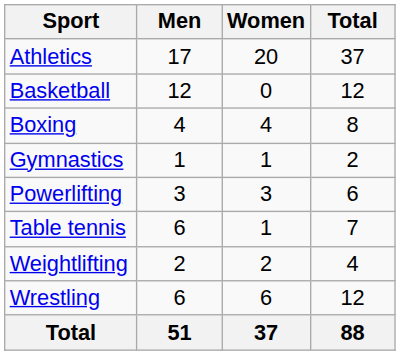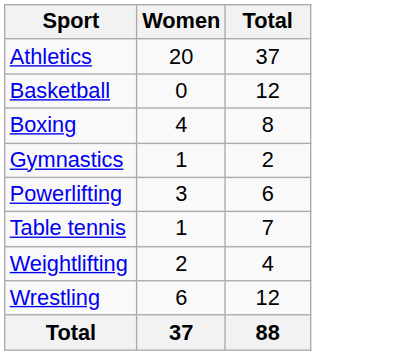- column: (180, 21)
